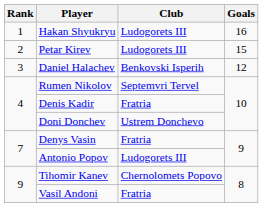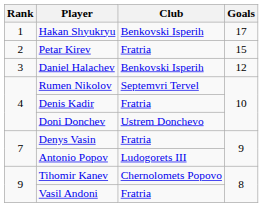(154, 31) Ludogorets III -> (162, 31) Benkovski Isperih
(241, 31) 16 -> (241, 31) 17
(154, 49) Ludogorets III -> (136, 49) Fratria
